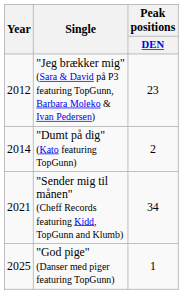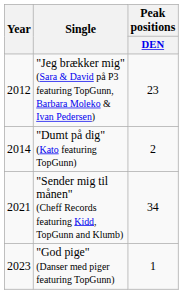(19, 266) 2025 -> (19, 266) 2023
